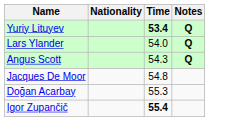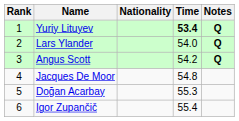+ column: (19, 12)
(158, 60) 54.3 -> (187, 60) 54.2
(158, 108) bold -> (187, 108) normal
